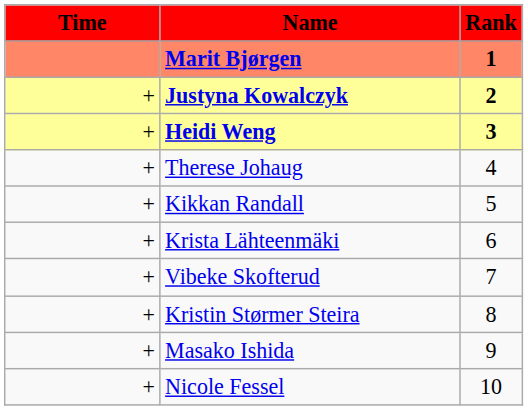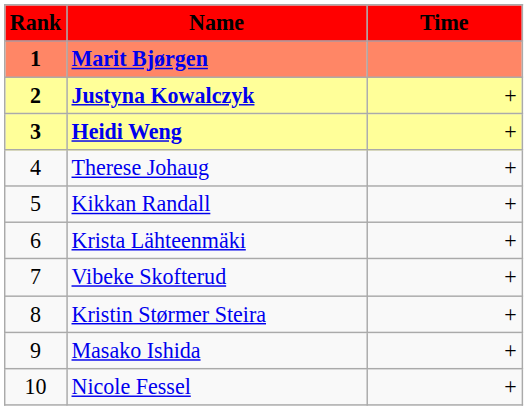columns swapped: (491, 22) <-> (82, 22)
